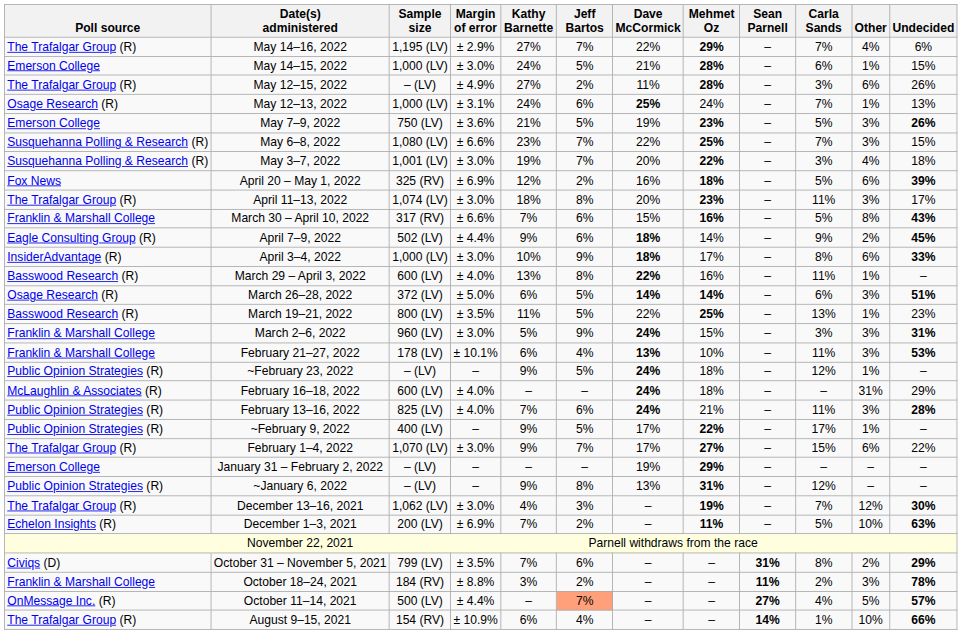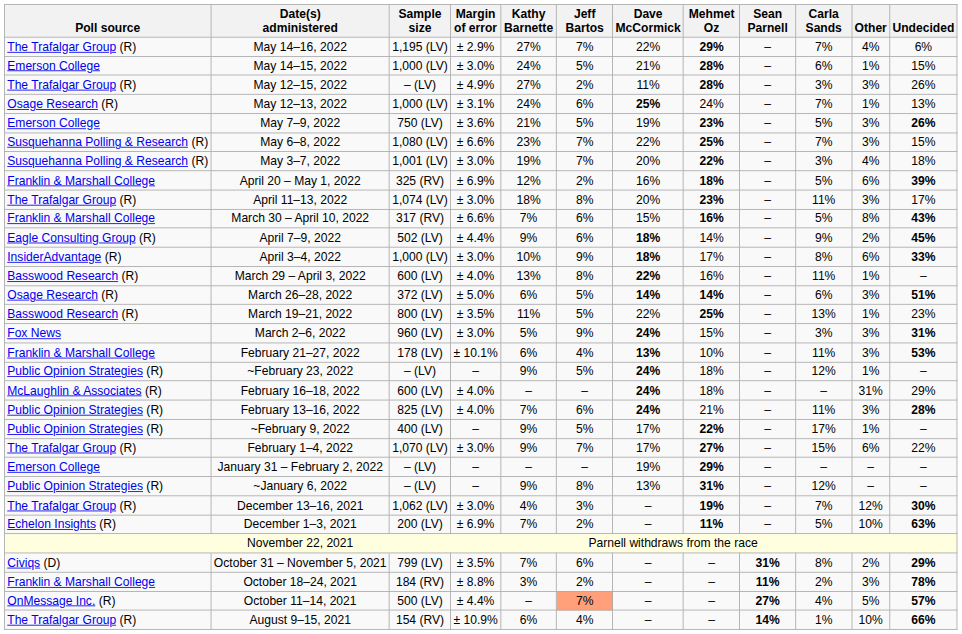(871, 85) 6% -> (871, 85) 3%
(34, 181) Fox News -> (81, 181) Franklin & Marshall College
(81, 334) Franklin & Marshall College -> (34, 334) Fox News
